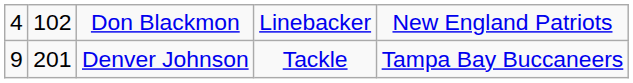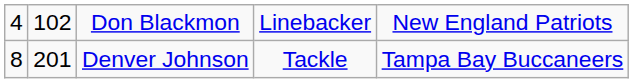(16, 58) 9 -> (16, 58) 8
